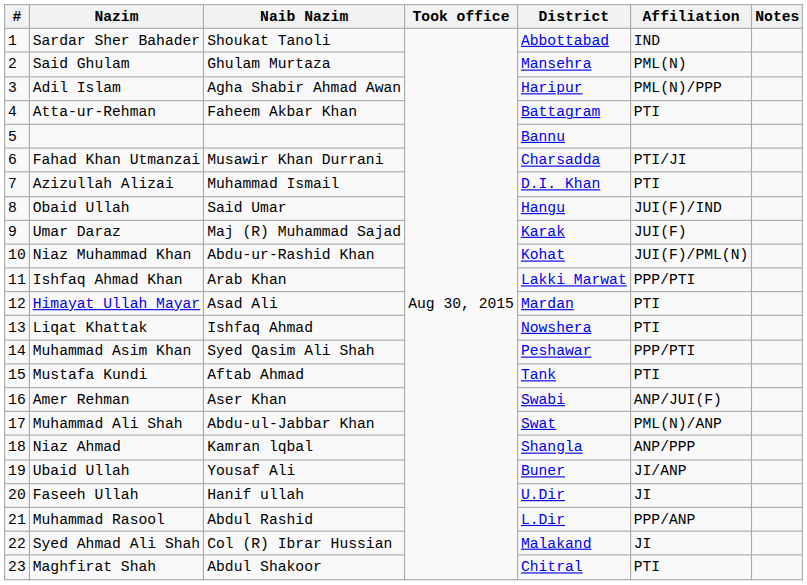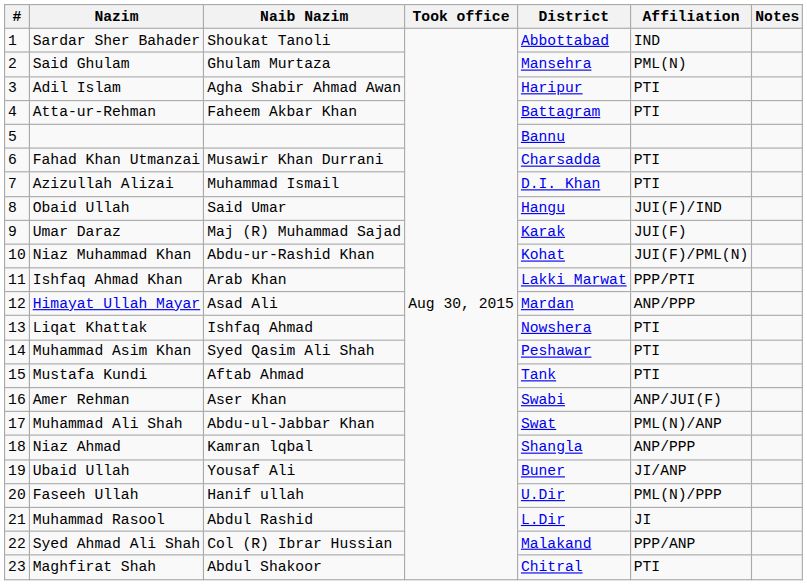(678, 88) PML(N)/PPP -> (647, 88) PTI
(660, 160) PTI/JI -> (647, 160) PTI
(647, 304) PTI -> (665, 304) ANP/PPP
(665, 352) PPP/PTI -> (647, 352) PTI
(643, 495) JI -> (678, 495) PML(N)/PPP
(665, 519) PPP/ANP -> (643, 519) JI
(643, 543) JI -> (665, 543) PPP/ANP
